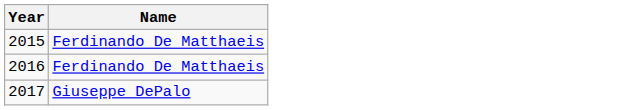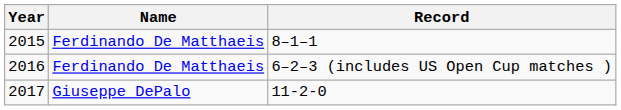+ column: (442, 17)
